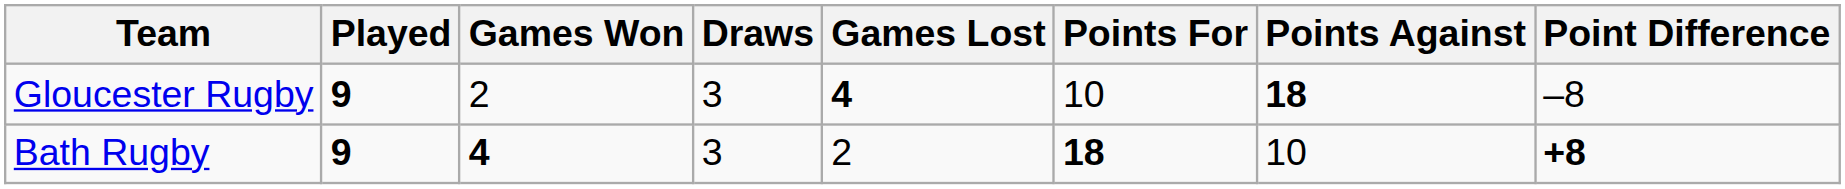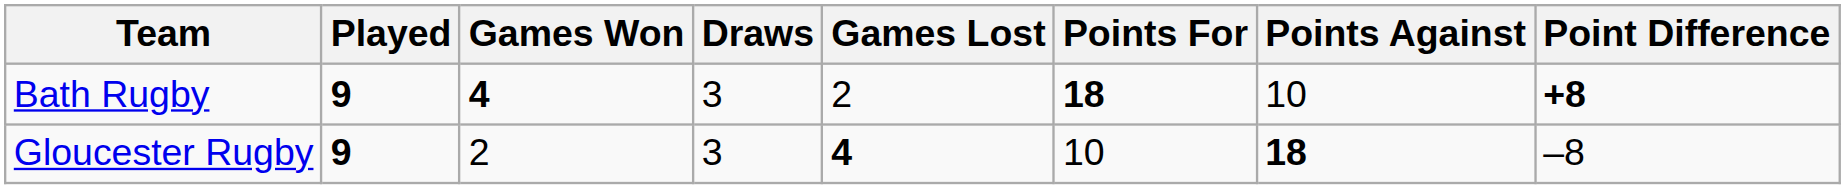rows swapped: (112, 152) <-> (164, 93)
